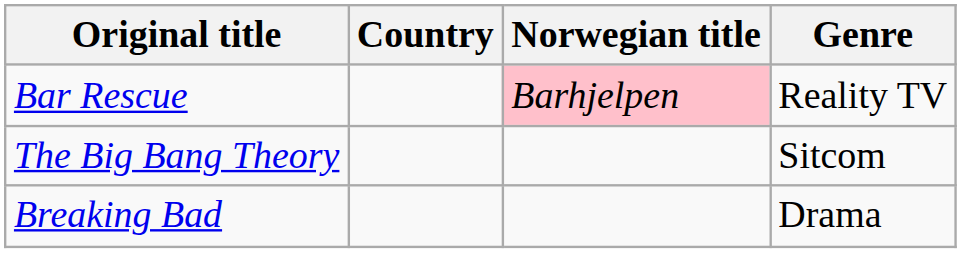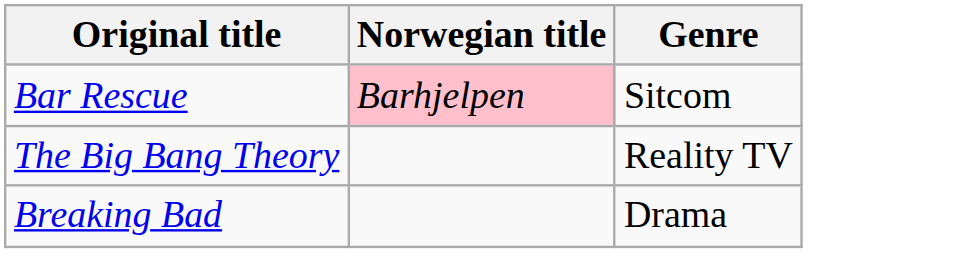- column: (425, 34)
(863, 94) Reality TV -> (678, 94) Sitcom
(832, 154) Sitcom -> (708, 154) Reality TV
